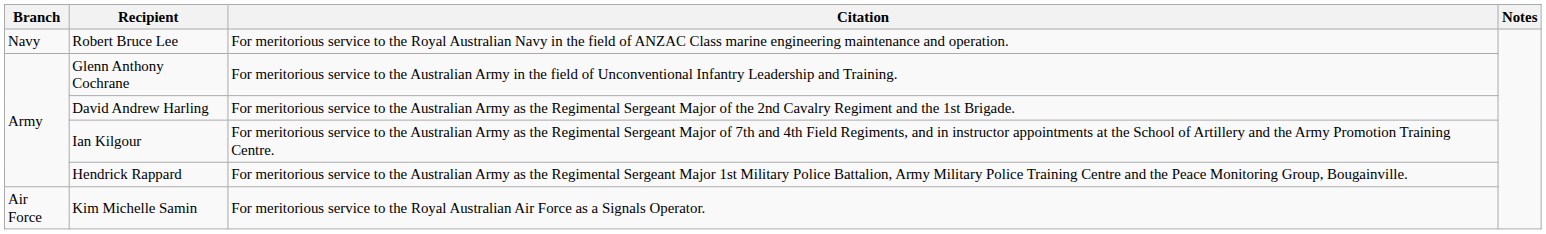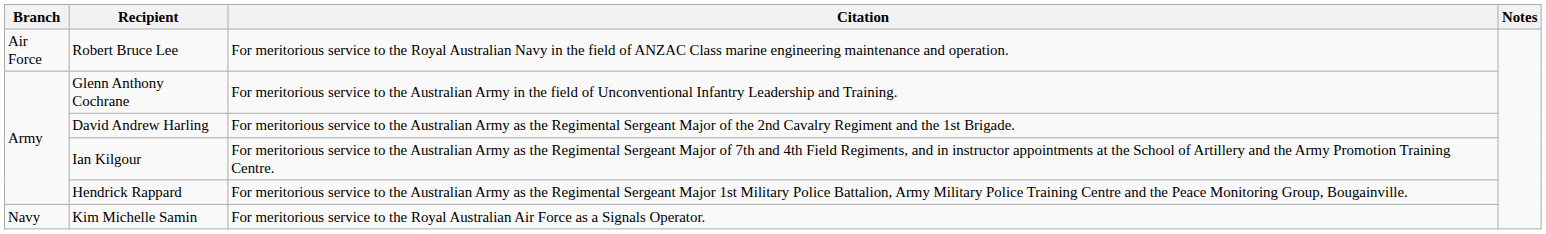(24, 41) Navy -> (25, 50) Air Force
(25, 208) Air Force -> (24, 217) Navy
